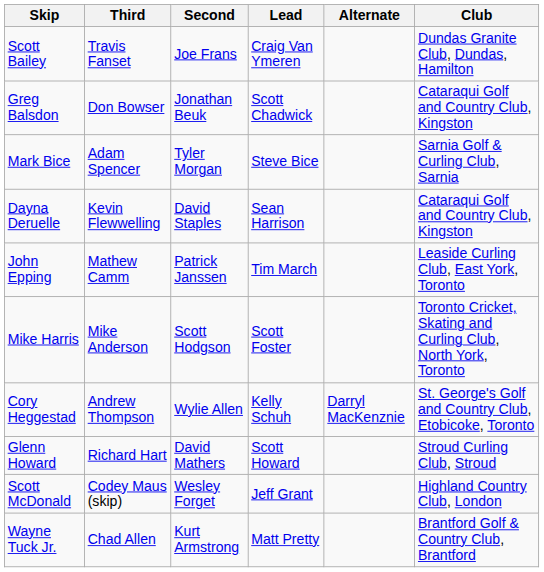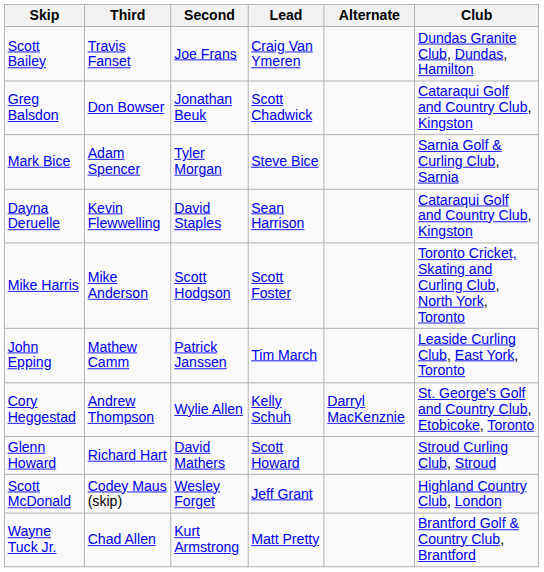rows swapped: (30, 269) <-> (43, 339)
